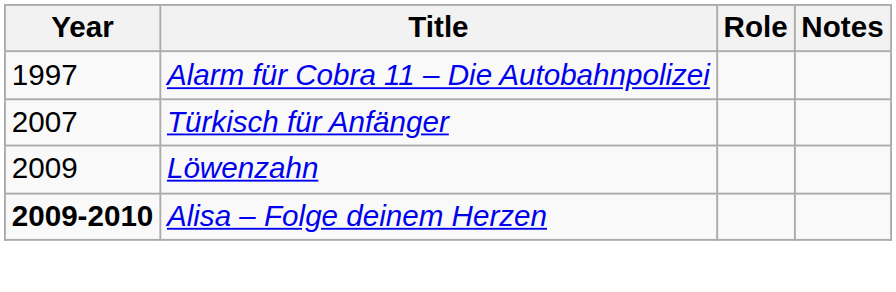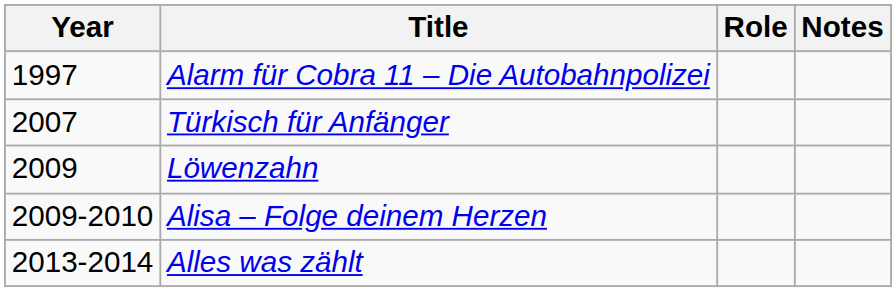(83, 215) bold -> (83, 215) normal
+ row: (265, 262)
